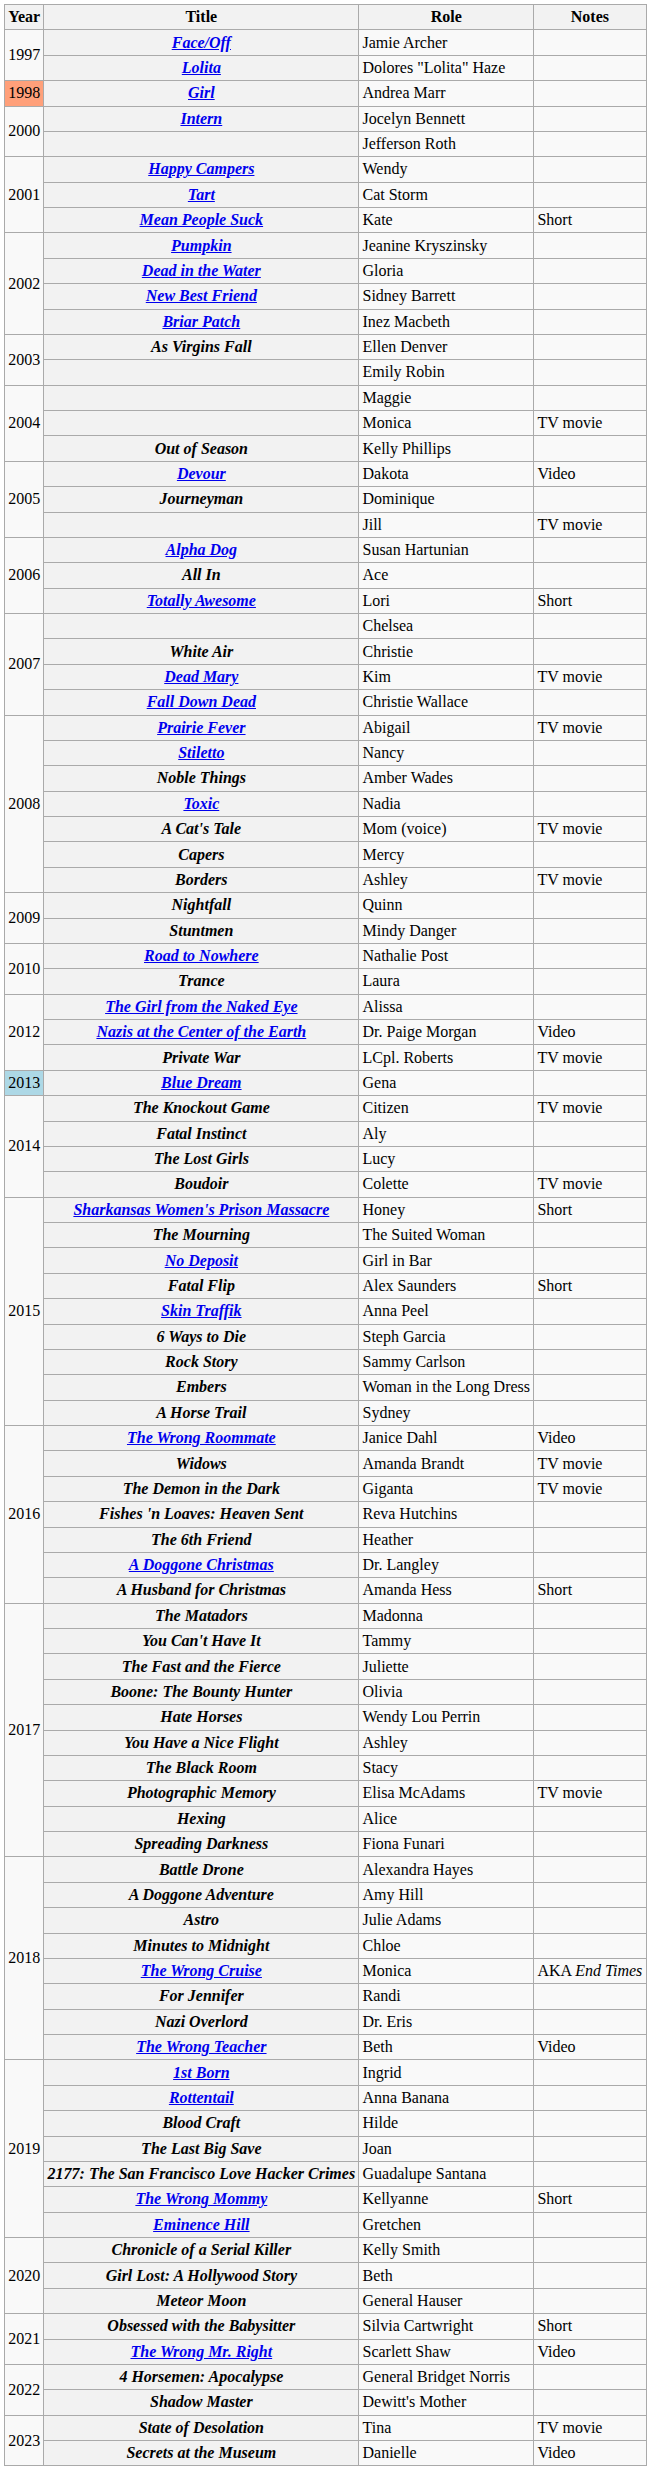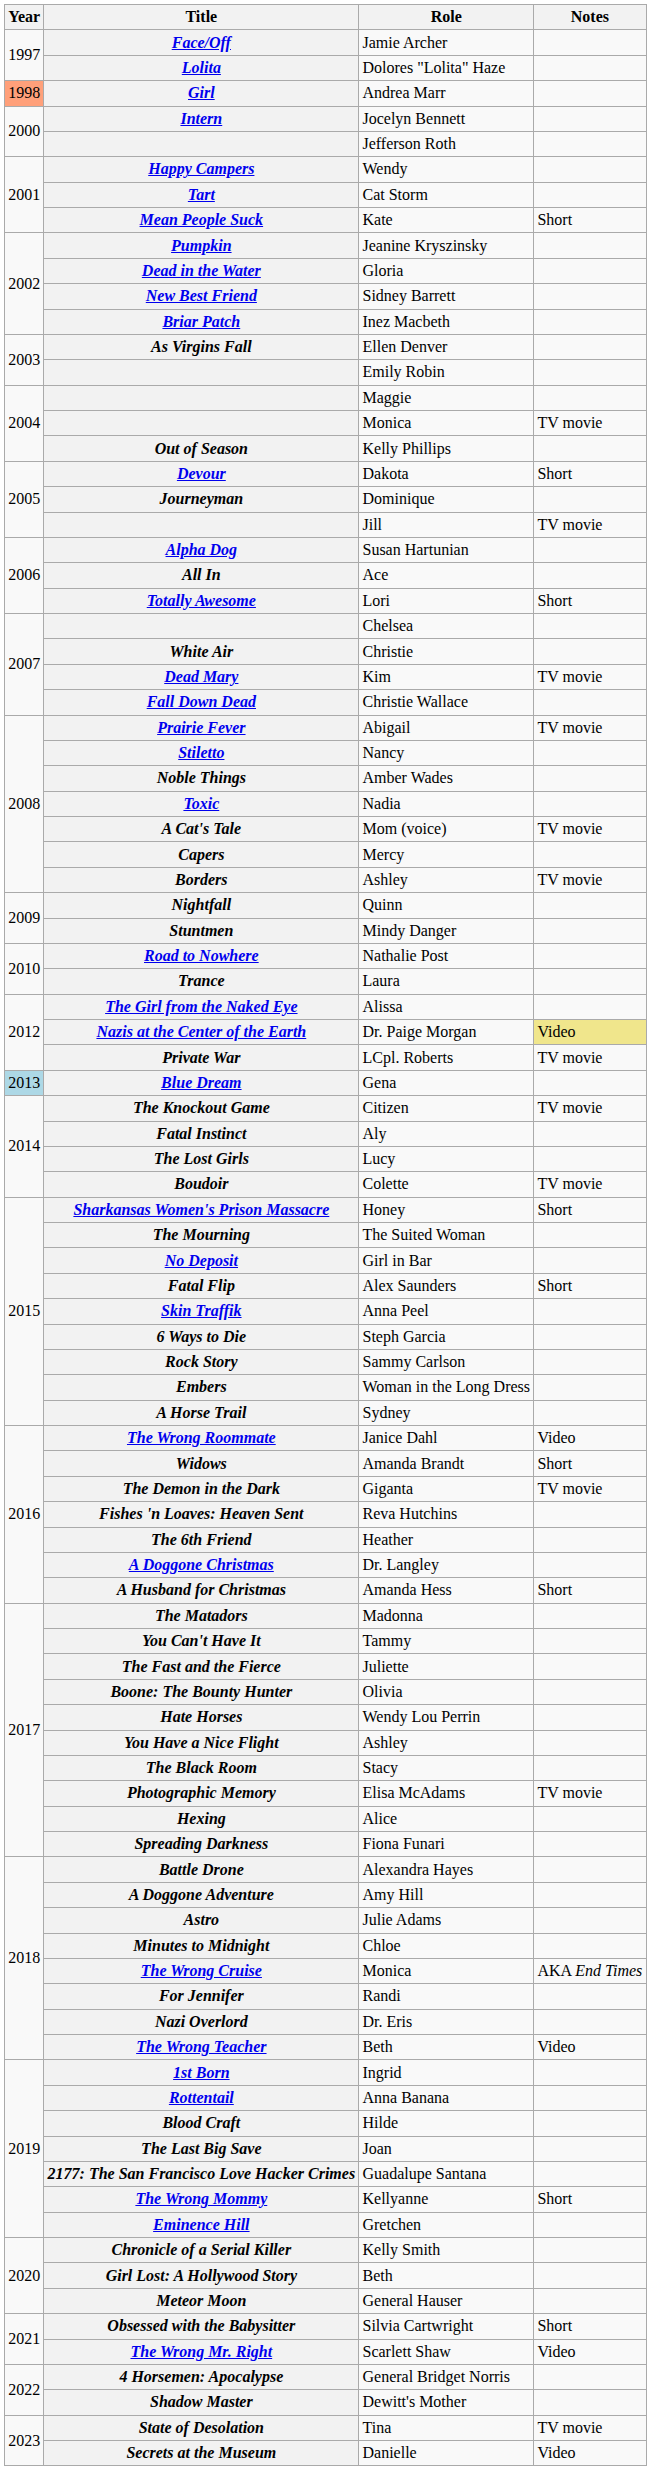(557, 473) Video -> (555, 473) Short
(557, 1032) no background -> (557, 1032) khaki background
(570, 1463) TV movie -> (555, 1463) Short
